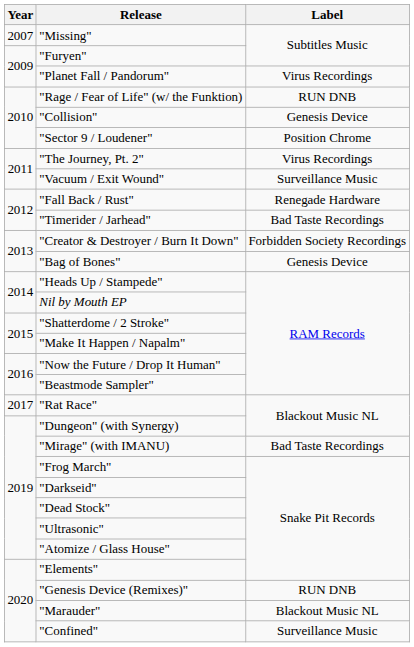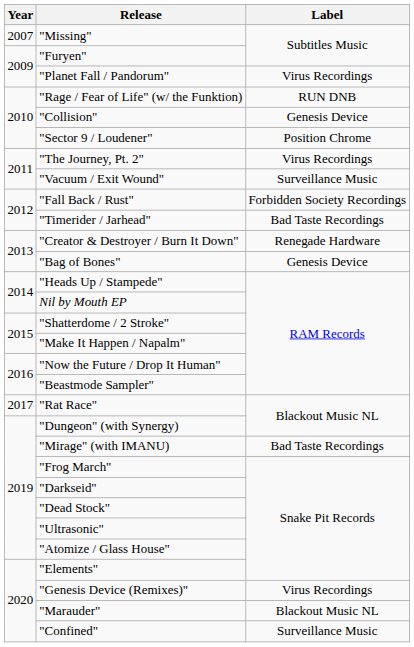(327, 199) Renegade Hardware -> (327, 199) Forbidden Society Recordings
(327, 240) Forbidden Society Recordings -> (327, 240) Renegade Hardware
(327, 590) RUN DNB -> (327, 590) Virus Recordings
